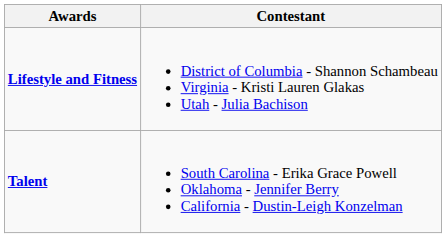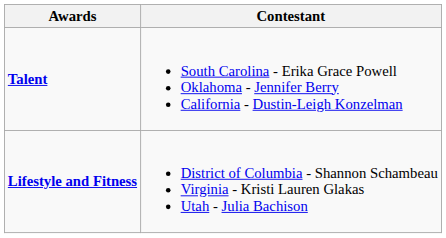rows swapped: (72, 79) <-> (28, 181)
